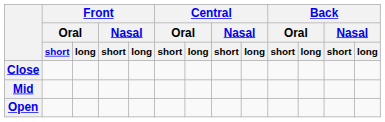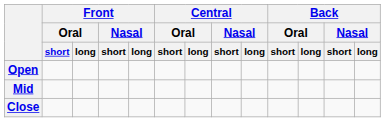rows swapped: (23, 70) <-> (23, 107)
